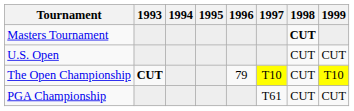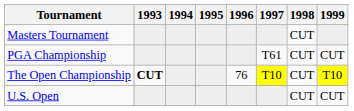(303, 35) bold -> (302, 35) normal
rows swapped: (33, 55) <-> (57, 96)
(241, 75) 79 -> (241, 75) 76
